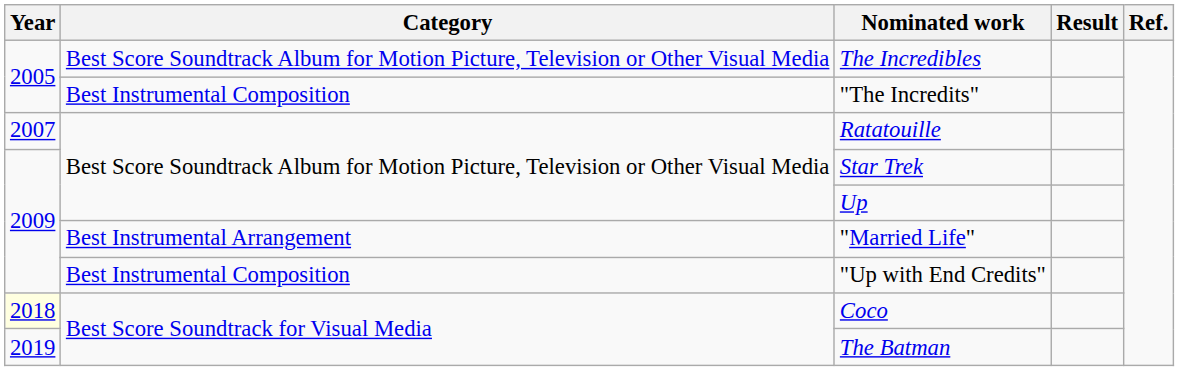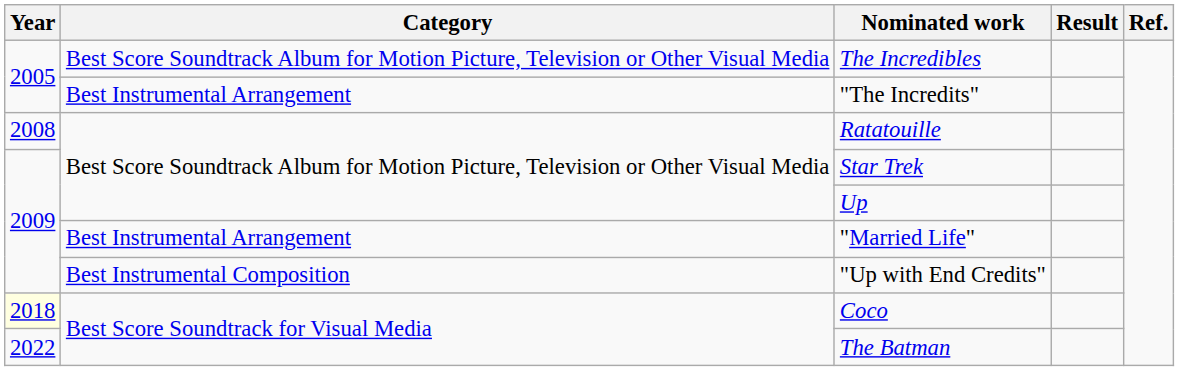(208, 94) Best Instrumental Composition -> (208, 94) Best Instrumental Arrangement
(33, 130) 2007 -> (33, 130) 2008
(33, 346) 2019 -> (33, 346) 2022
